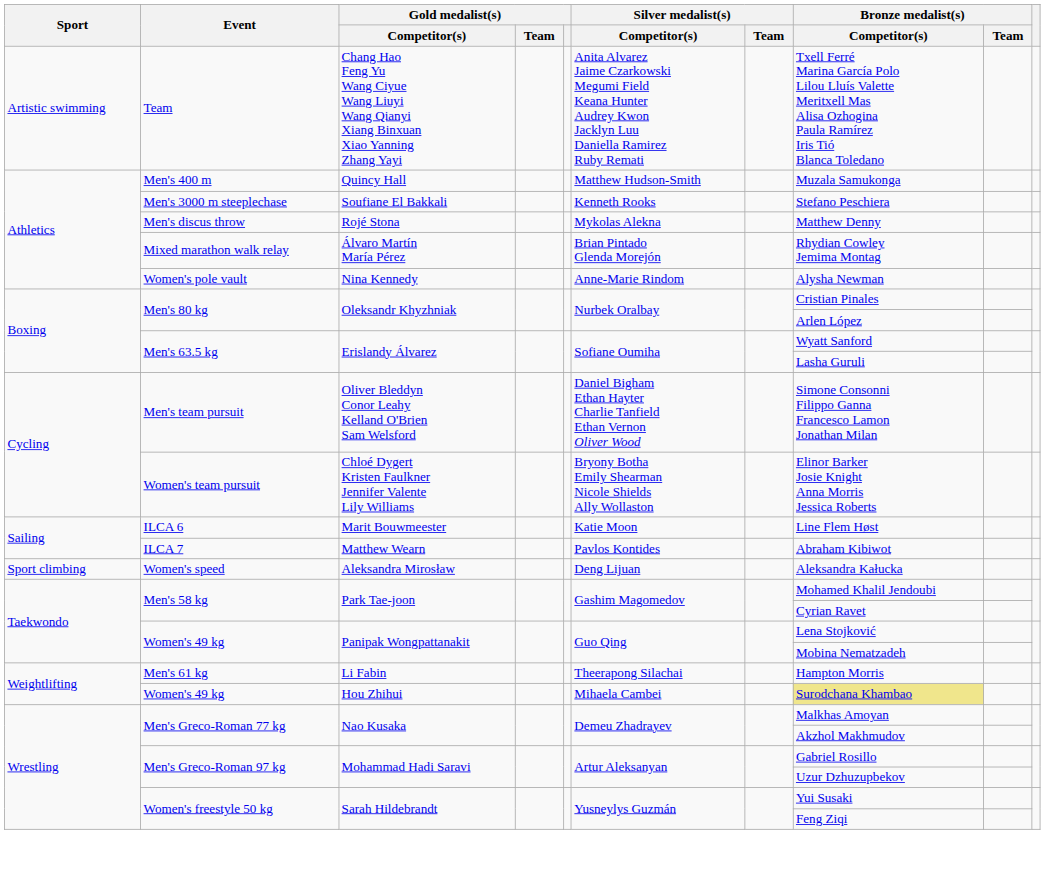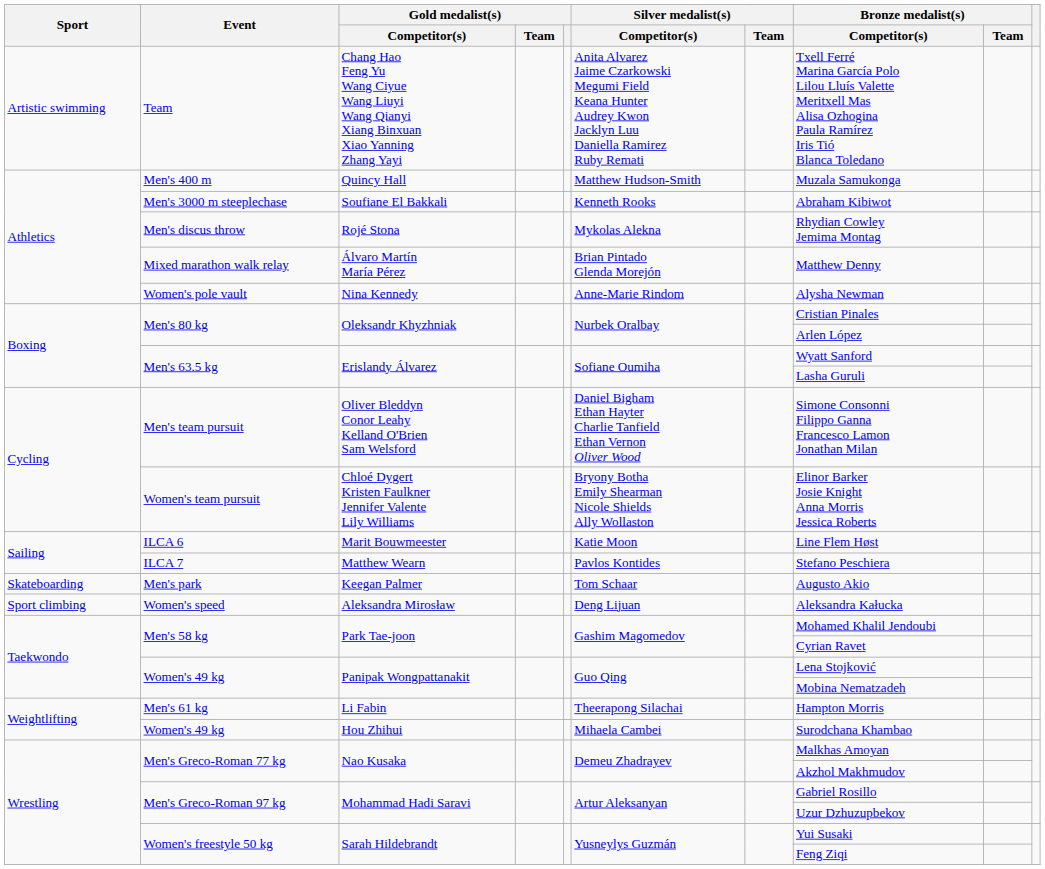(843, 201) Stefano Peschiera -> (844, 201) Abraham Kibiwot
(838, 222) Matthew Denny -> (840, 229) Rhydian Cowley Jemima Montag
(840, 250) Rhydian Cowley Jemima Montag -> (838, 265) Matthew Denny
(844, 548) Abraham Kibiwot -> (843, 563) Stefano Peschiera
+ row: (173, 583)
(854, 694) khaki background -> (854, 729) no background
